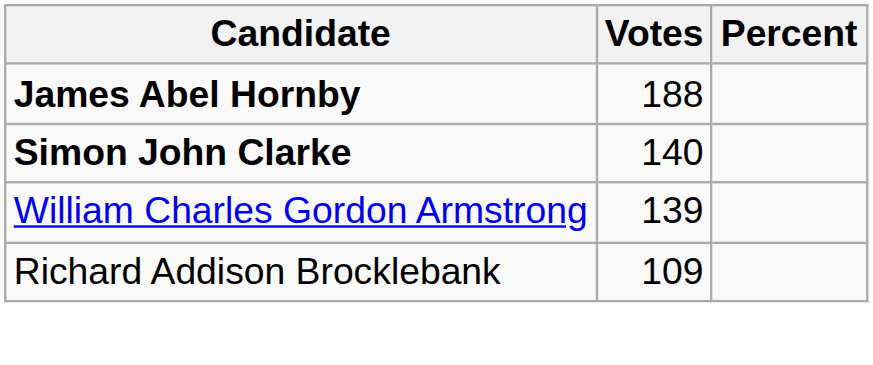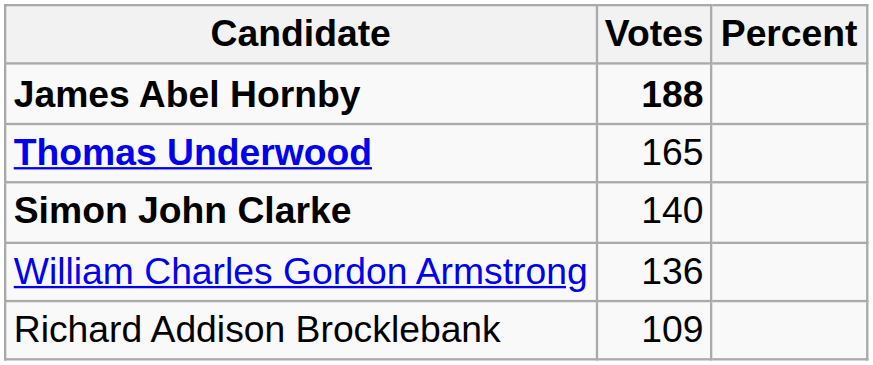(672, 93) normal -> (672, 93) bold
+ row: (193, 152)
(672, 211) 139 -> (672, 270) 136
